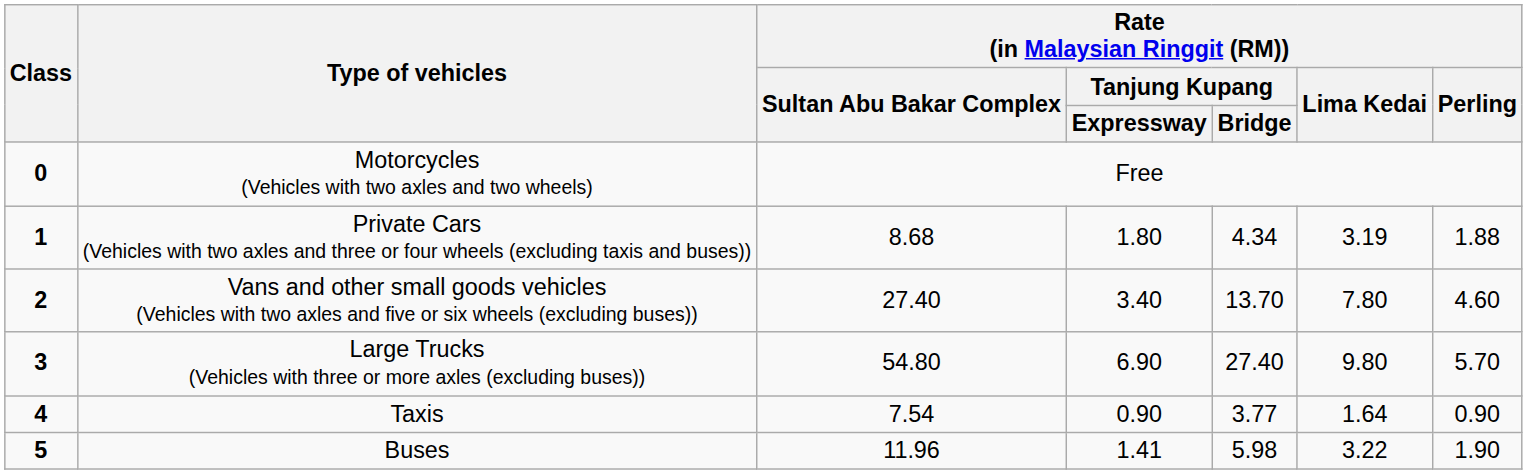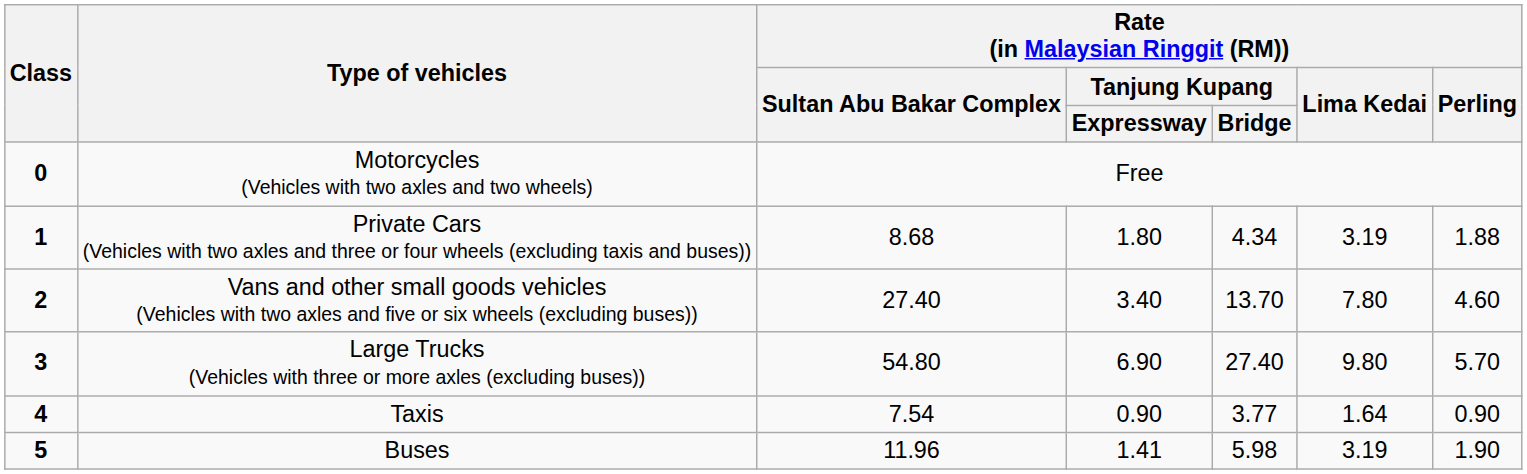(1365, 450) 3.22 -> (1365, 450) 3.19
